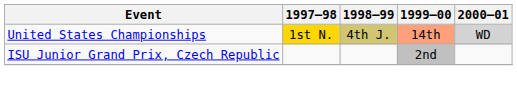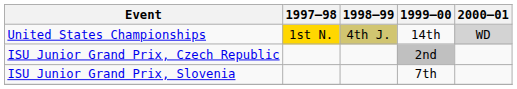(426, 34) lightsalmon background -> (426, 34) no background
+ row: (121, 74)
